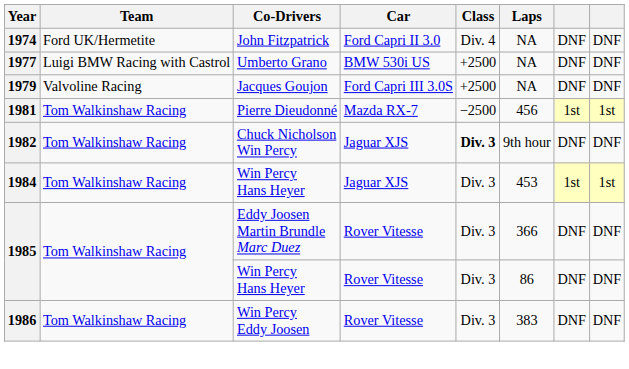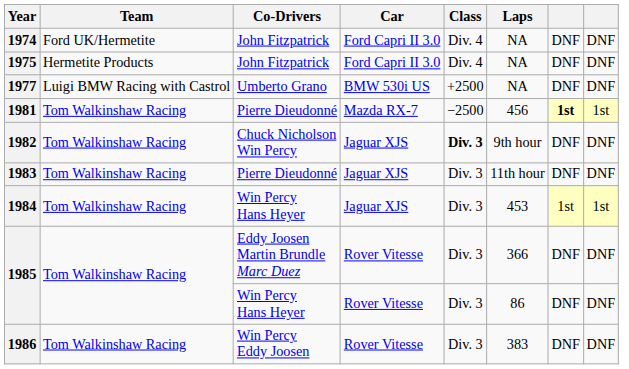+ row: (22, 63)
- row: (22, 87)
(572, 110) normal -> (566, 110) bold
+ row: (22, 174)
